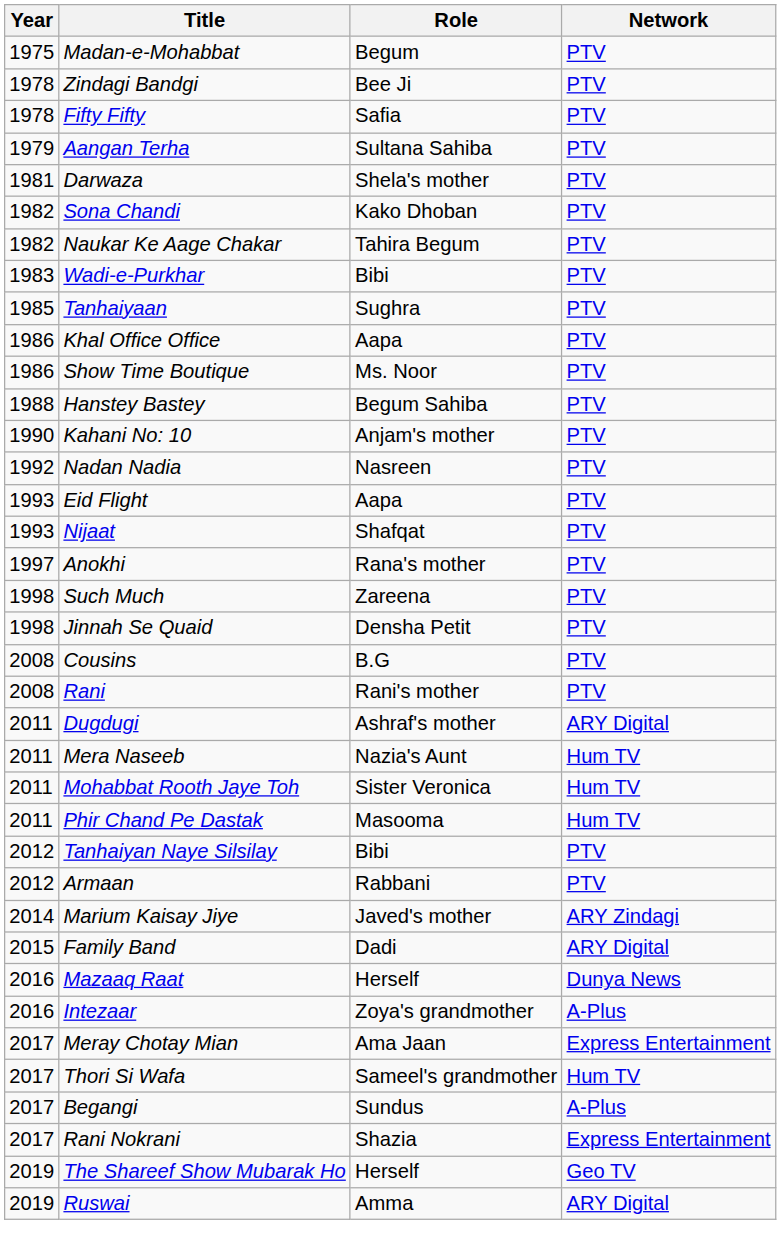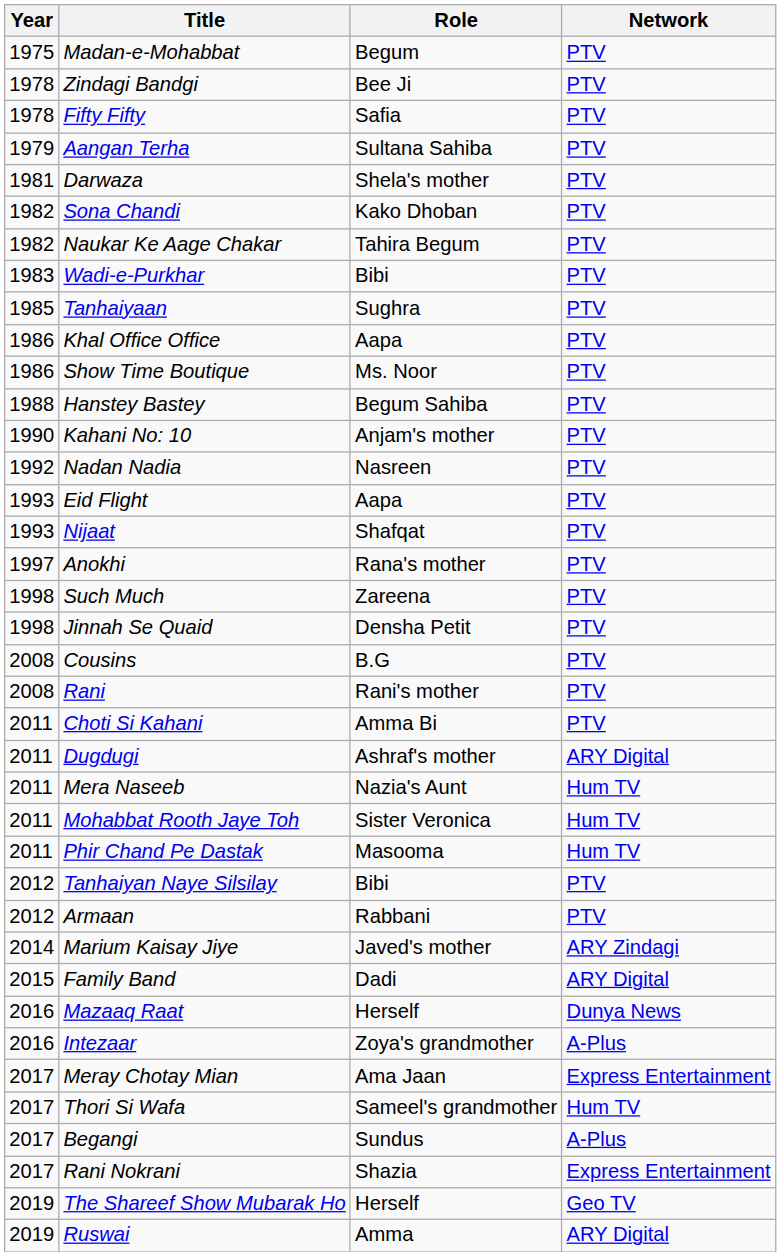+ row: (133, 723)
